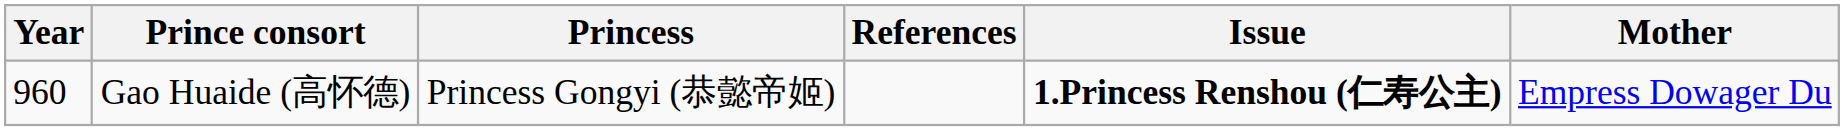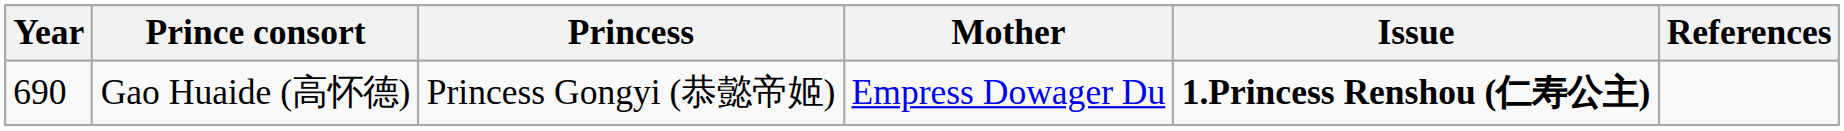columns swapped: (1675, 32) <-> (934, 32)
(40, 92) 960 -> (40, 92) 690
